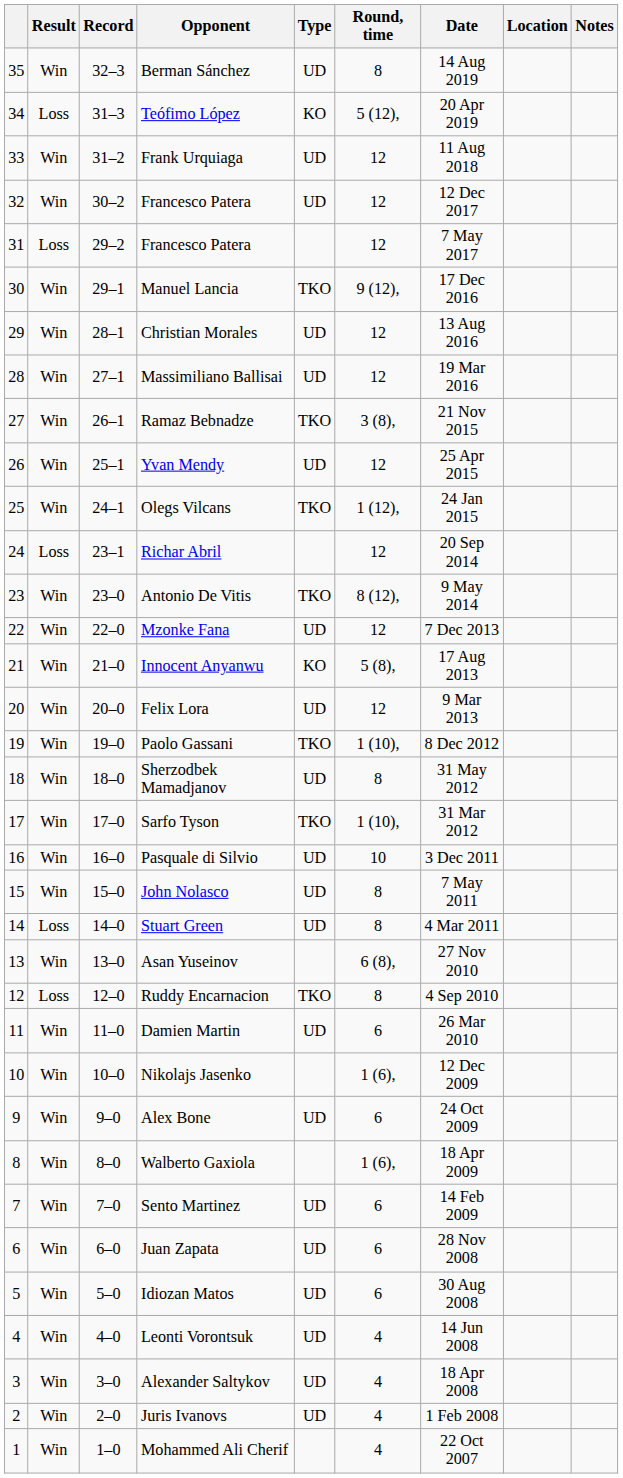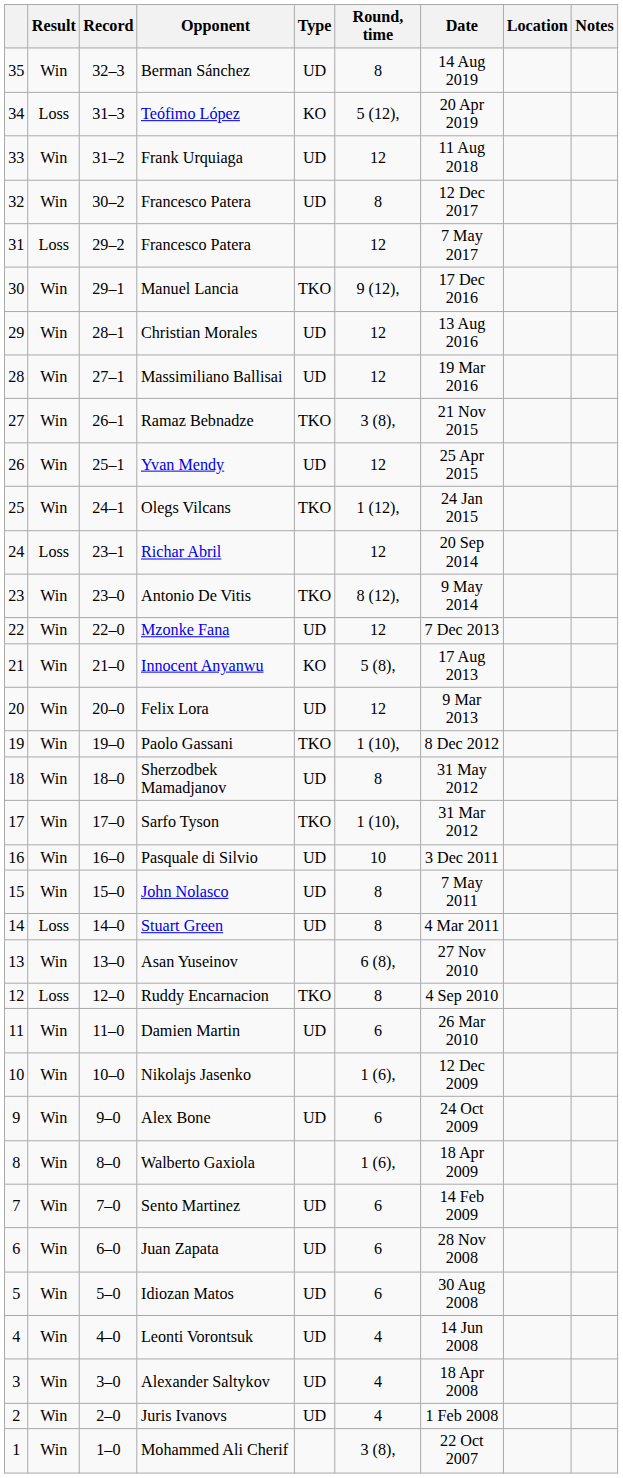(378, 201) 12 -> (378, 201) 8
(378, 1450) 4 -> (378, 1450) 3 (8),
